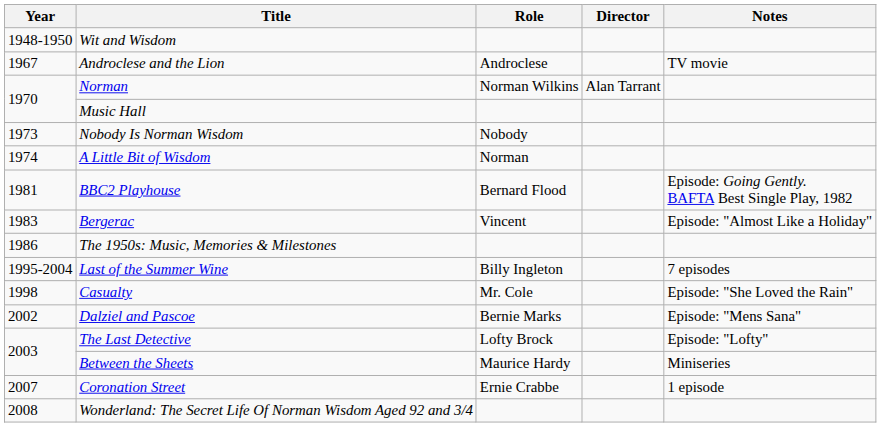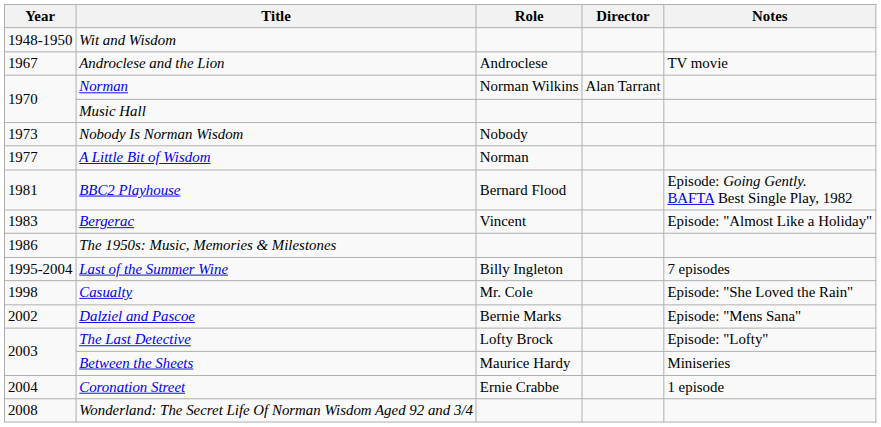(23, 157) 1974 -> (23, 157) 1977
(23, 387) 2007 -> (23, 387) 2004
